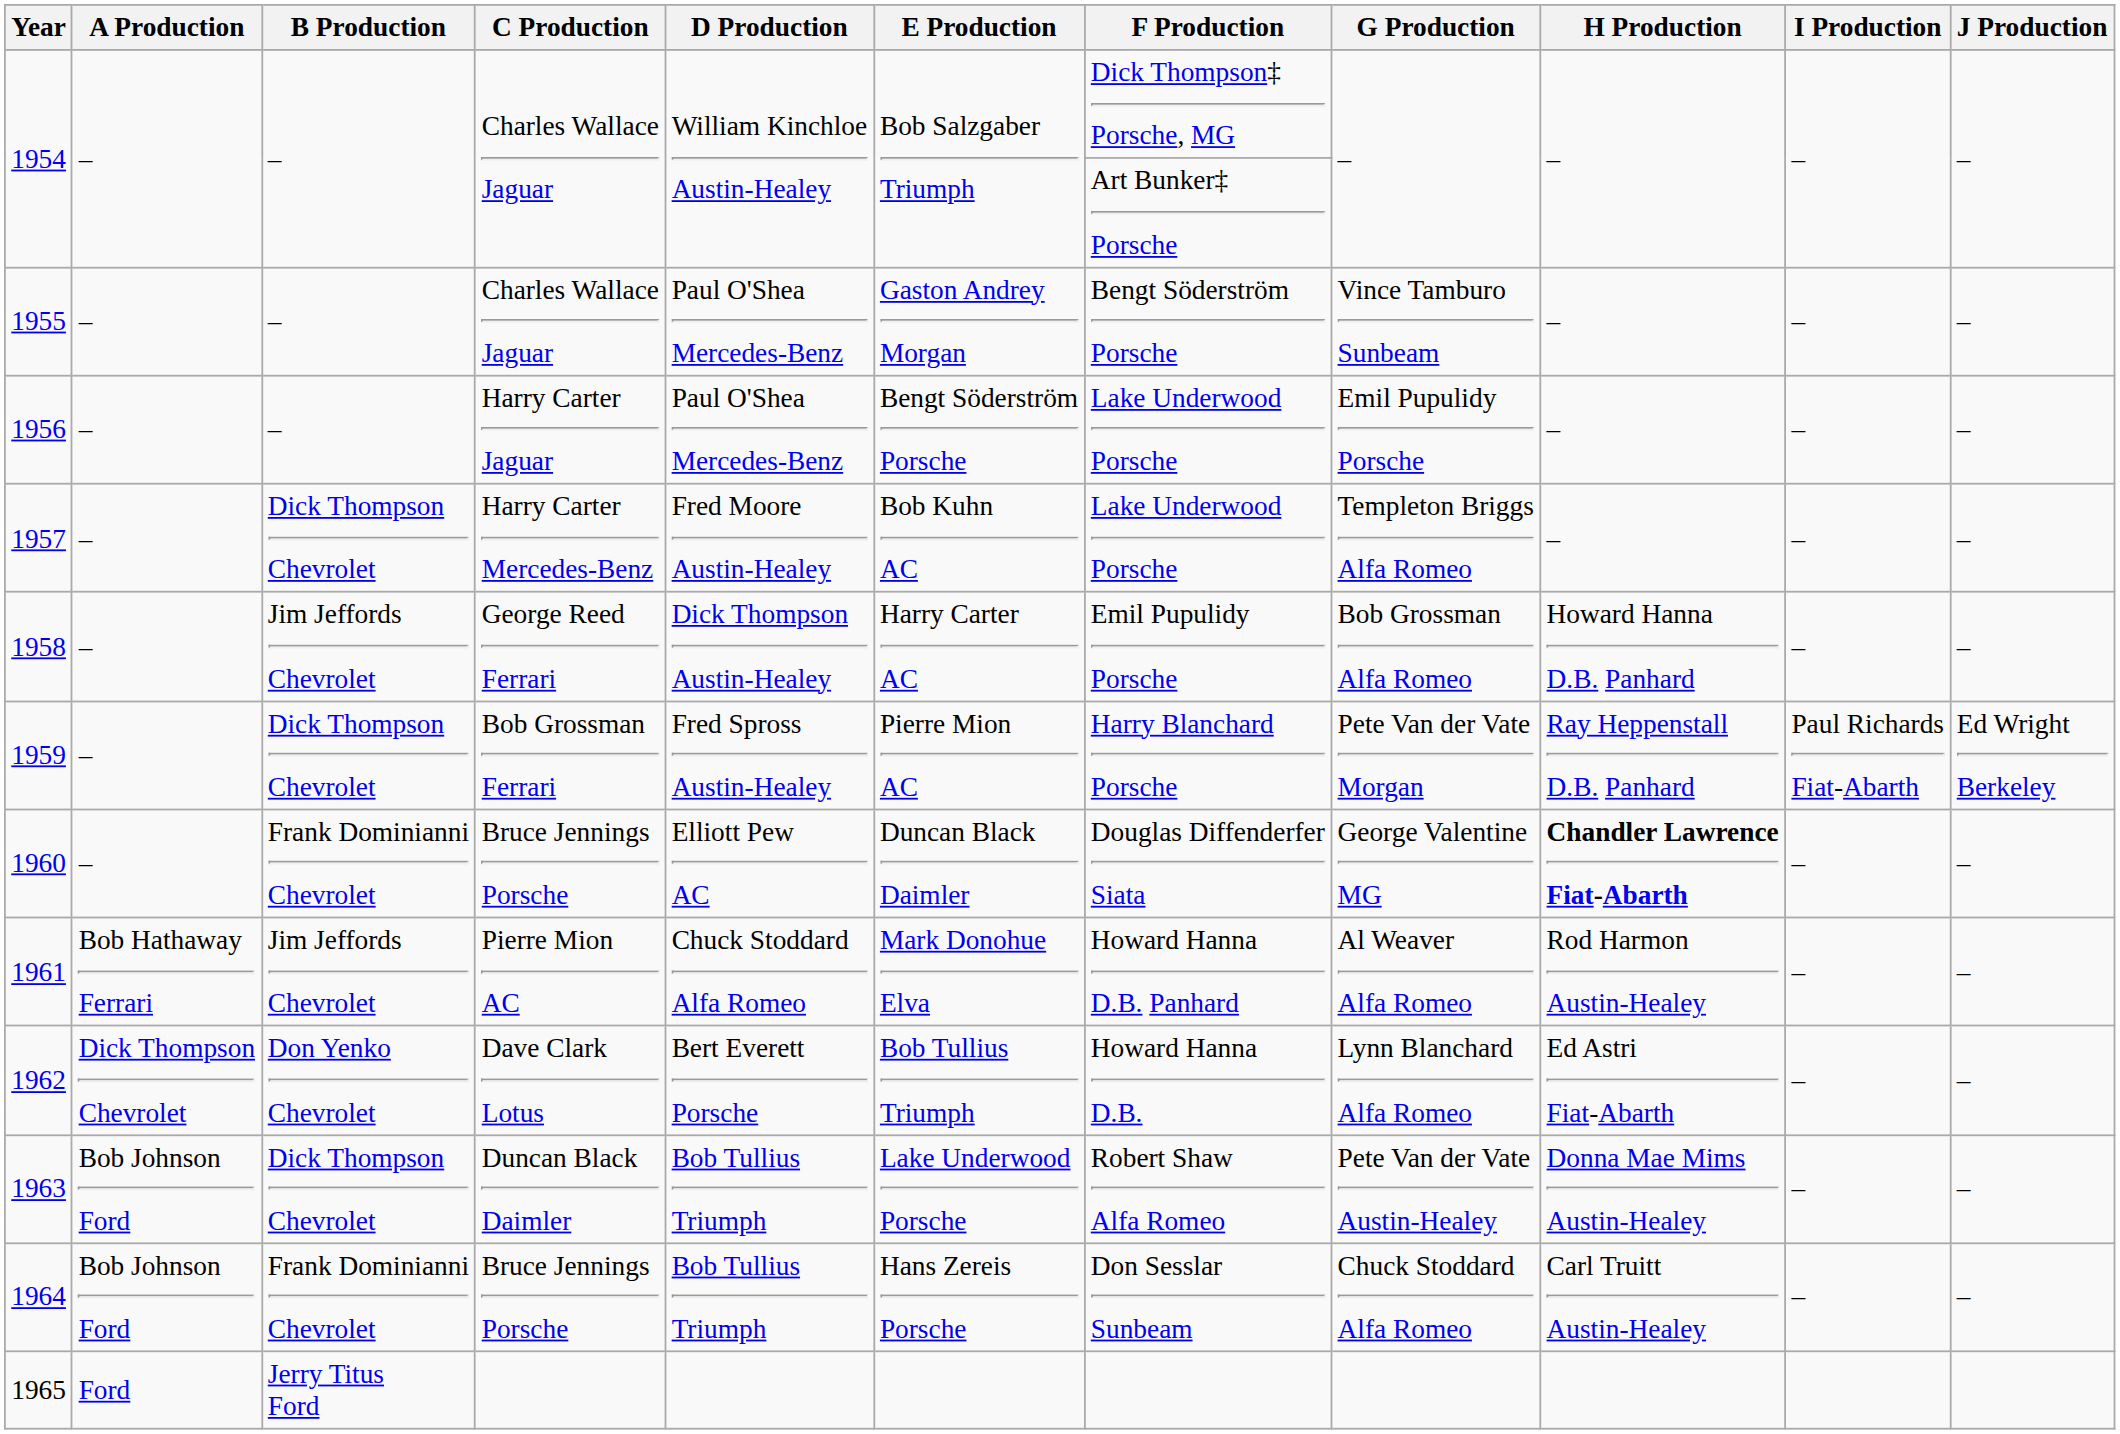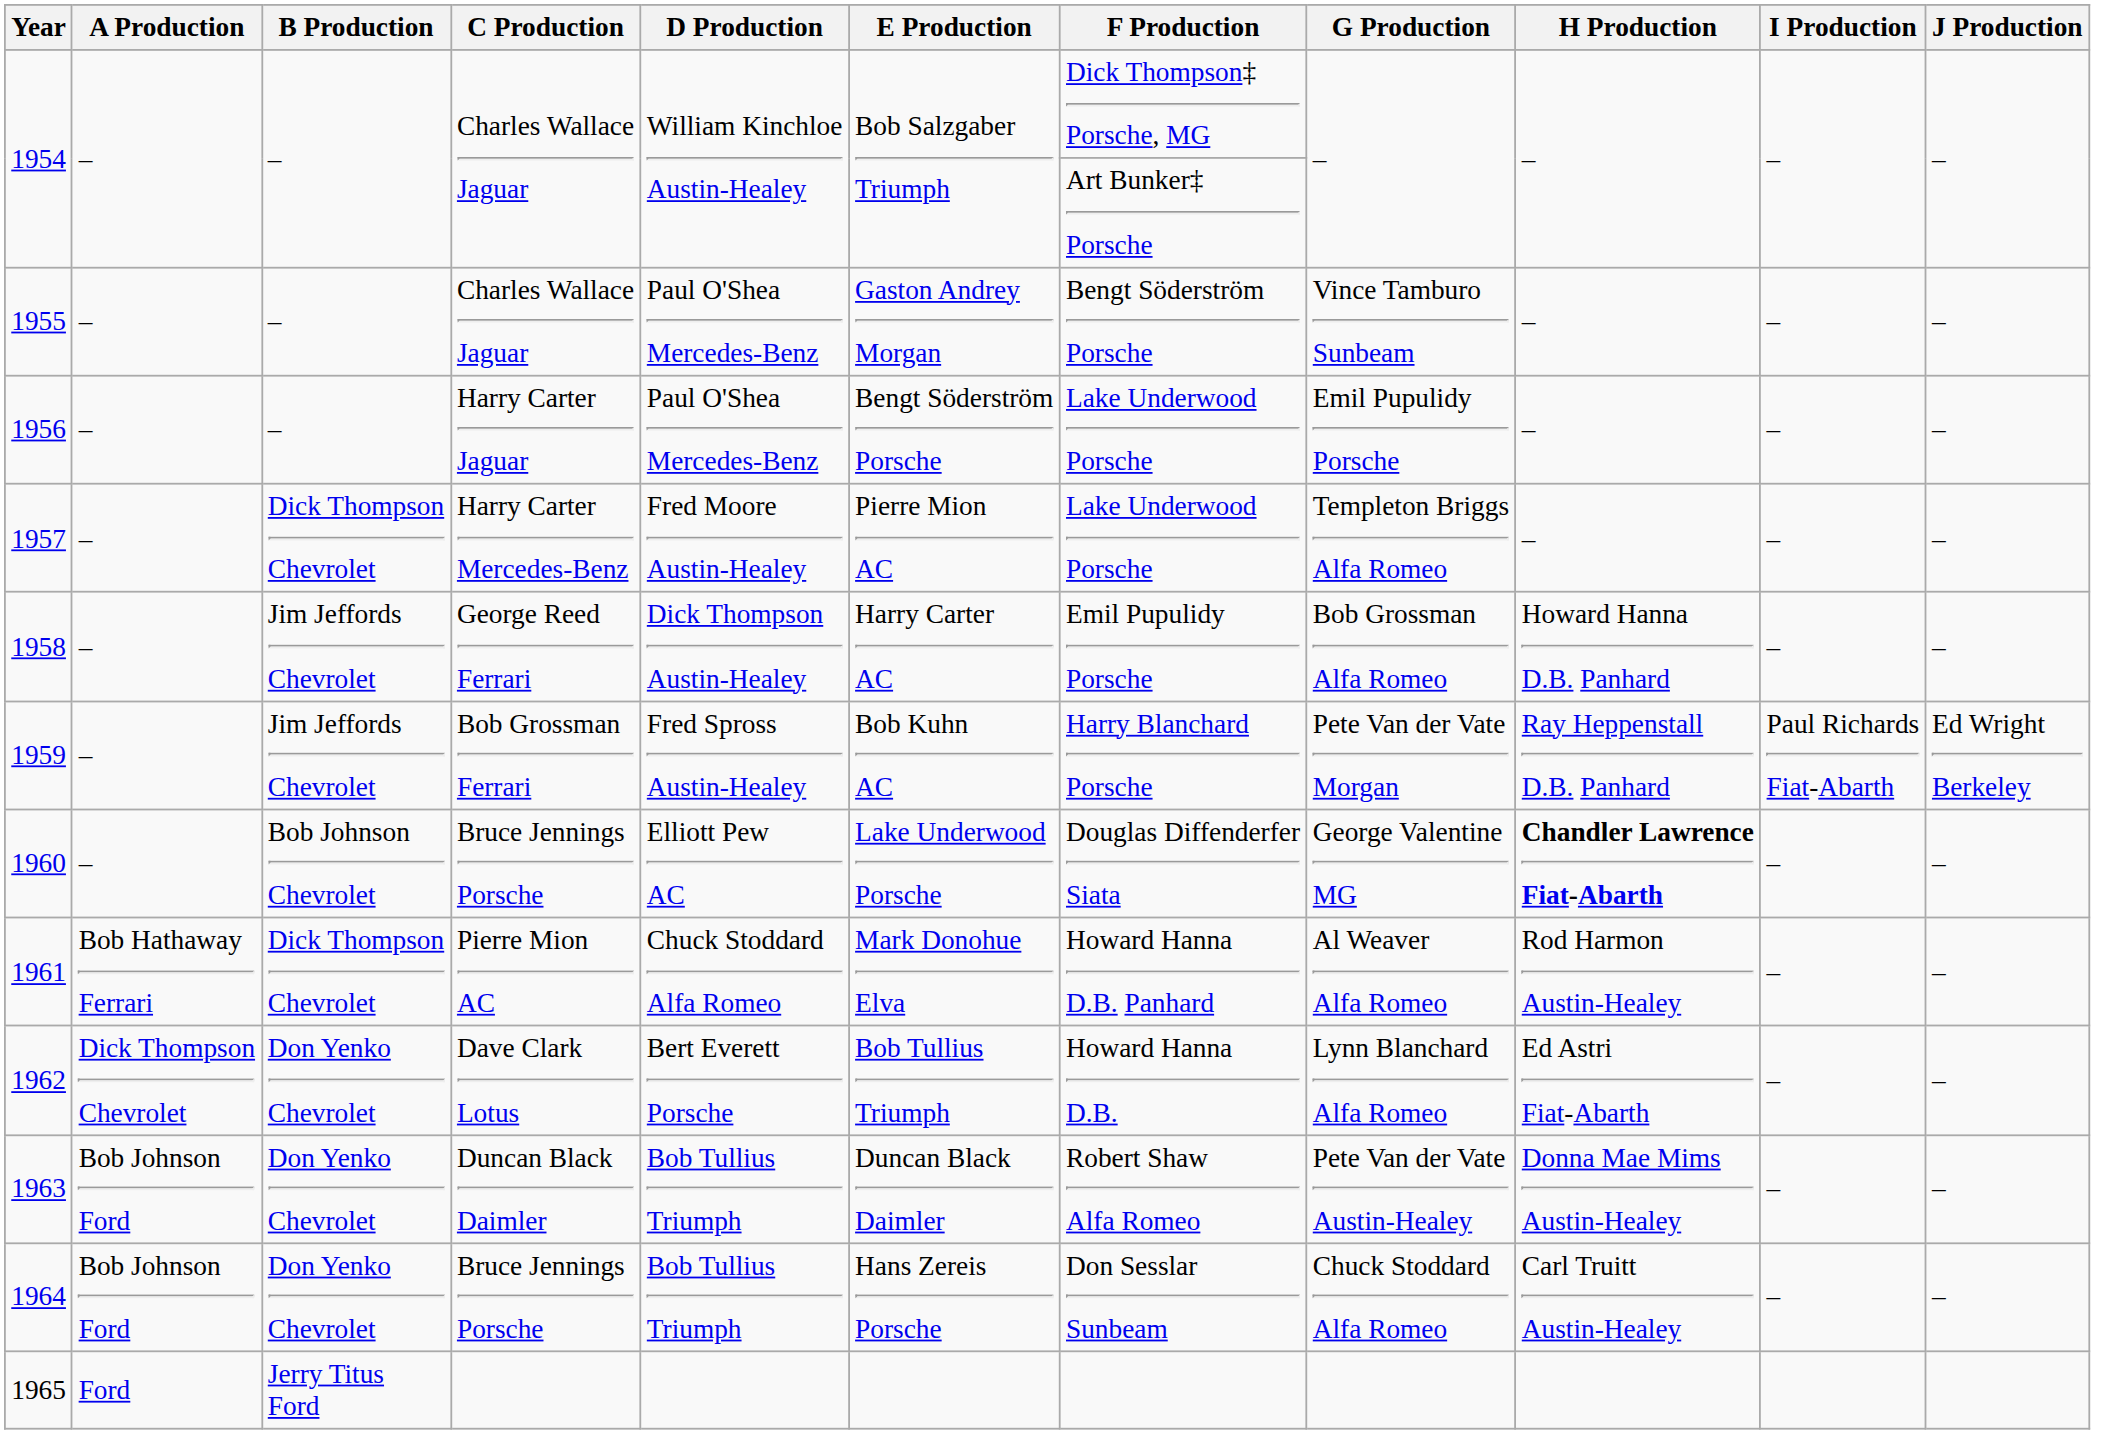(979, 537) Bob Kuhn AC -> (954, 537) Pierre Mion AC
(368, 754) Dick Thompson Chevrolet -> (356, 754) Jim Jeffords Chevrolet
(979, 754) Pierre Mion AC -> (954, 754) Bob Kuhn AC
(368, 863) Frank Dominianni Chevrolet -> (356, 863) Bob Johnson Chevrolet
(979, 863) Duncan Black Daimler -> (954, 863) Lake Underwood Porsche
(368, 971) Jim Jeffords Chevrolet -> (356, 971) Dick Thompson Chevrolet
(368, 1188) Dick Thompson Chevrolet -> (356, 1188) Don Yenko Chevrolet
(979, 1188) Lake Underwood Porsche -> (954, 1188) Duncan Black Daimler
(368, 1296) Frank Dominianni Chevrolet -> (356, 1296) Don Yenko Chevrolet
